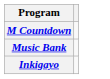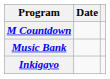+ column: (87, 13)
